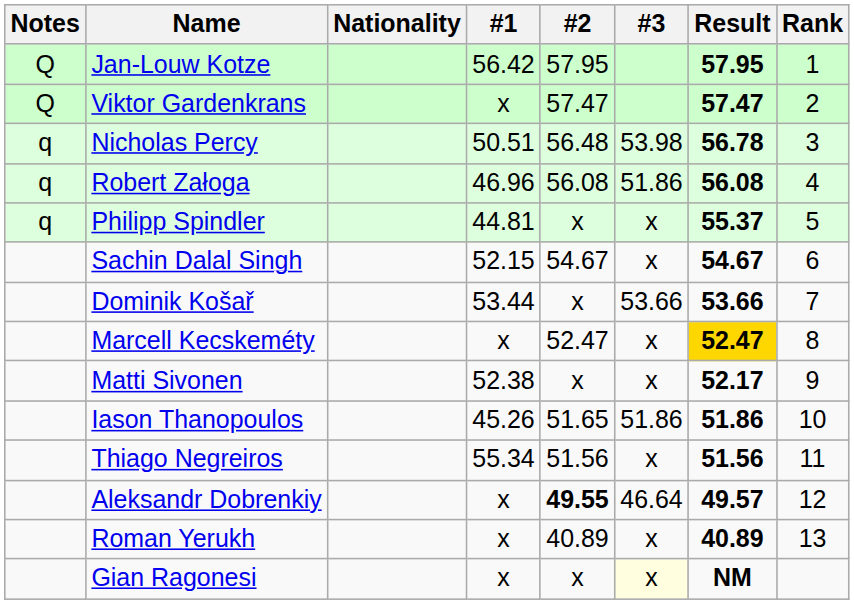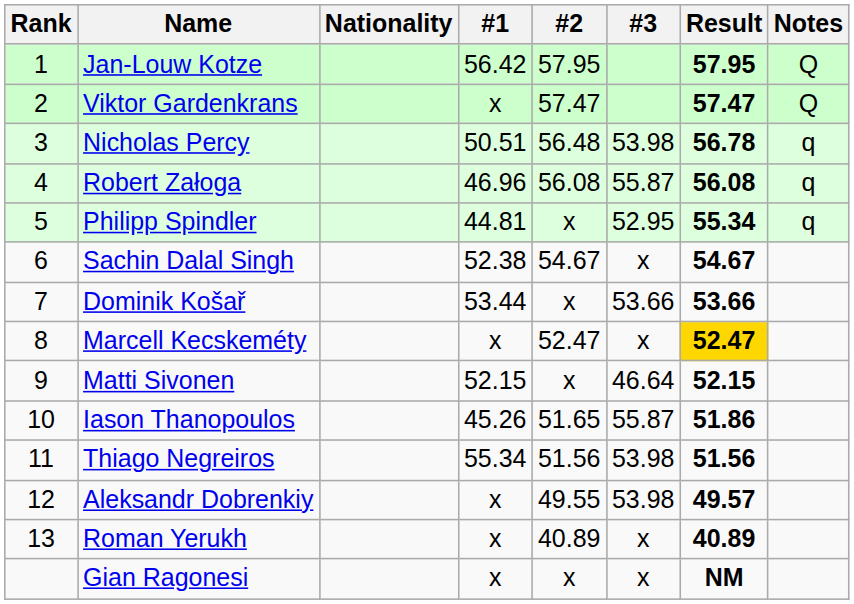columns swapped: (813, 24) <-> (45, 24)
(651, 182) 51.86 -> (643, 182) 55.87
(651, 222) x -> (643, 222) 52.95
(732, 222) 55.37 -> (724, 222) 55.34
(504, 261) 52.15 -> (495, 261) 52.38
(504, 380) 52.38 -> (495, 380) 52.15
(651, 380) x -> (643, 380) 46.64
(732, 380) 52.17 -> (724, 380) 52.15
(651, 420) 51.86 -> (643, 420) 55.87
(651, 459) x -> (643, 459) 53.98
(578, 499) bold -> (569, 499) normal
(651, 499) 46.64 -> (643, 499) 53.98
(651, 578) lightyellow background -> (643, 578) no background
